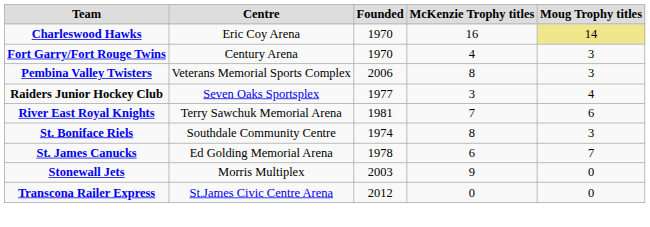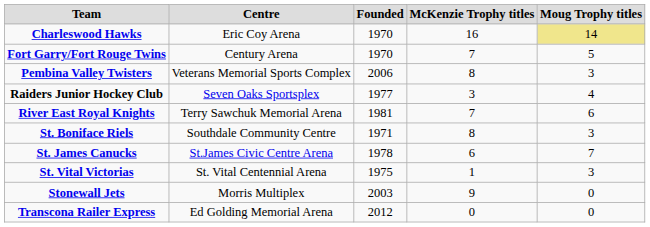(472, 53) 4 -> (472, 53) 7
(591, 53) 3 -> (591, 53) 5
(380, 133) 1974 -> (380, 133) 1971
(261, 152) Ed Golding Memorial Arena -> (261, 152) St.James Civic Centre Arena
+ row: (87, 172)
(261, 192) St.James Civic Centre Arena -> (261, 212) Ed Golding Memorial Arena
